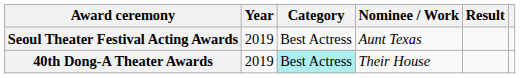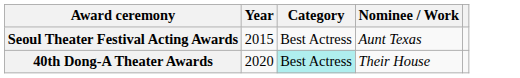- column: (485, 15)
(259, 38) 2019 -> (259, 38) 2015
(259, 61) 2019 -> (259, 61) 2020
